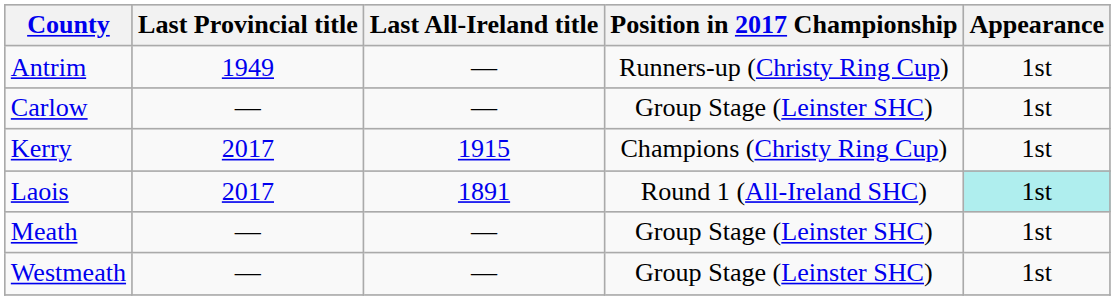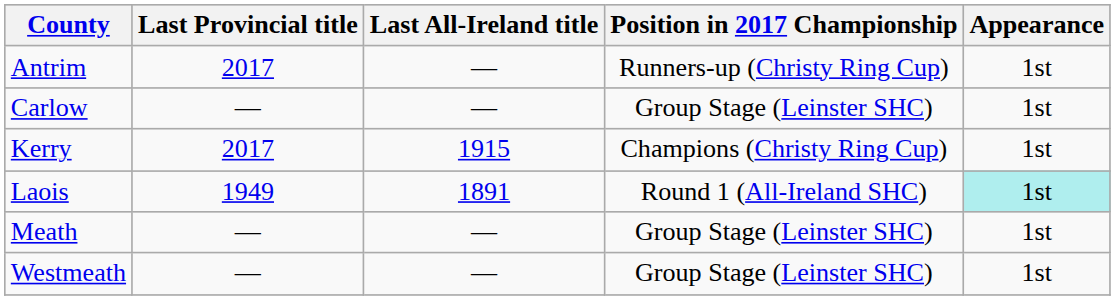(248, 66) 1949 -> (248, 66) 2017
(248, 190) 2017 -> (248, 190) 1949
